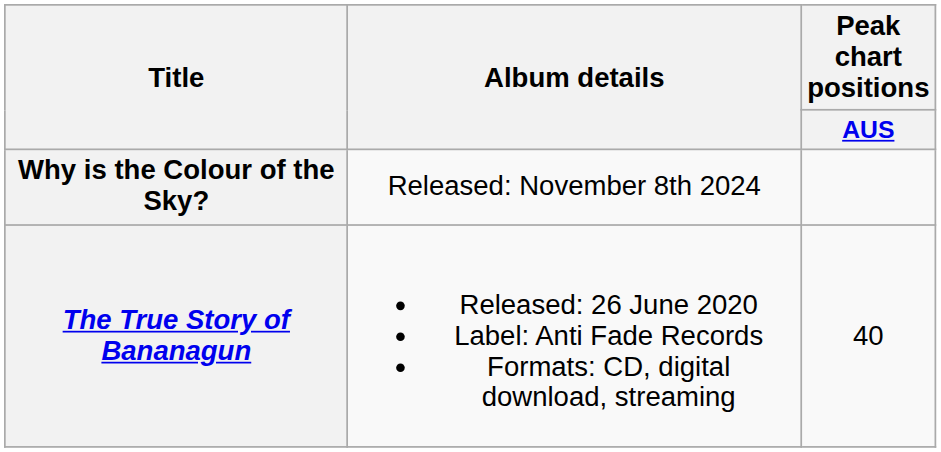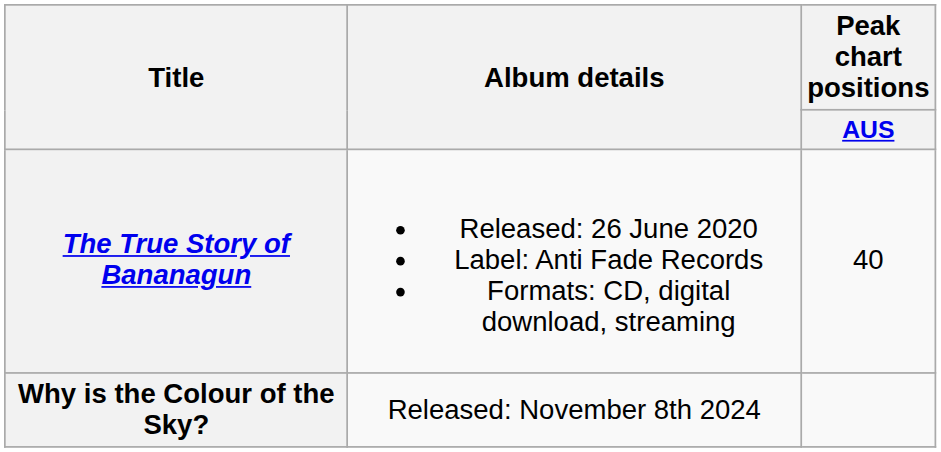rows swapped: (176, 335) <-> (176, 186)
